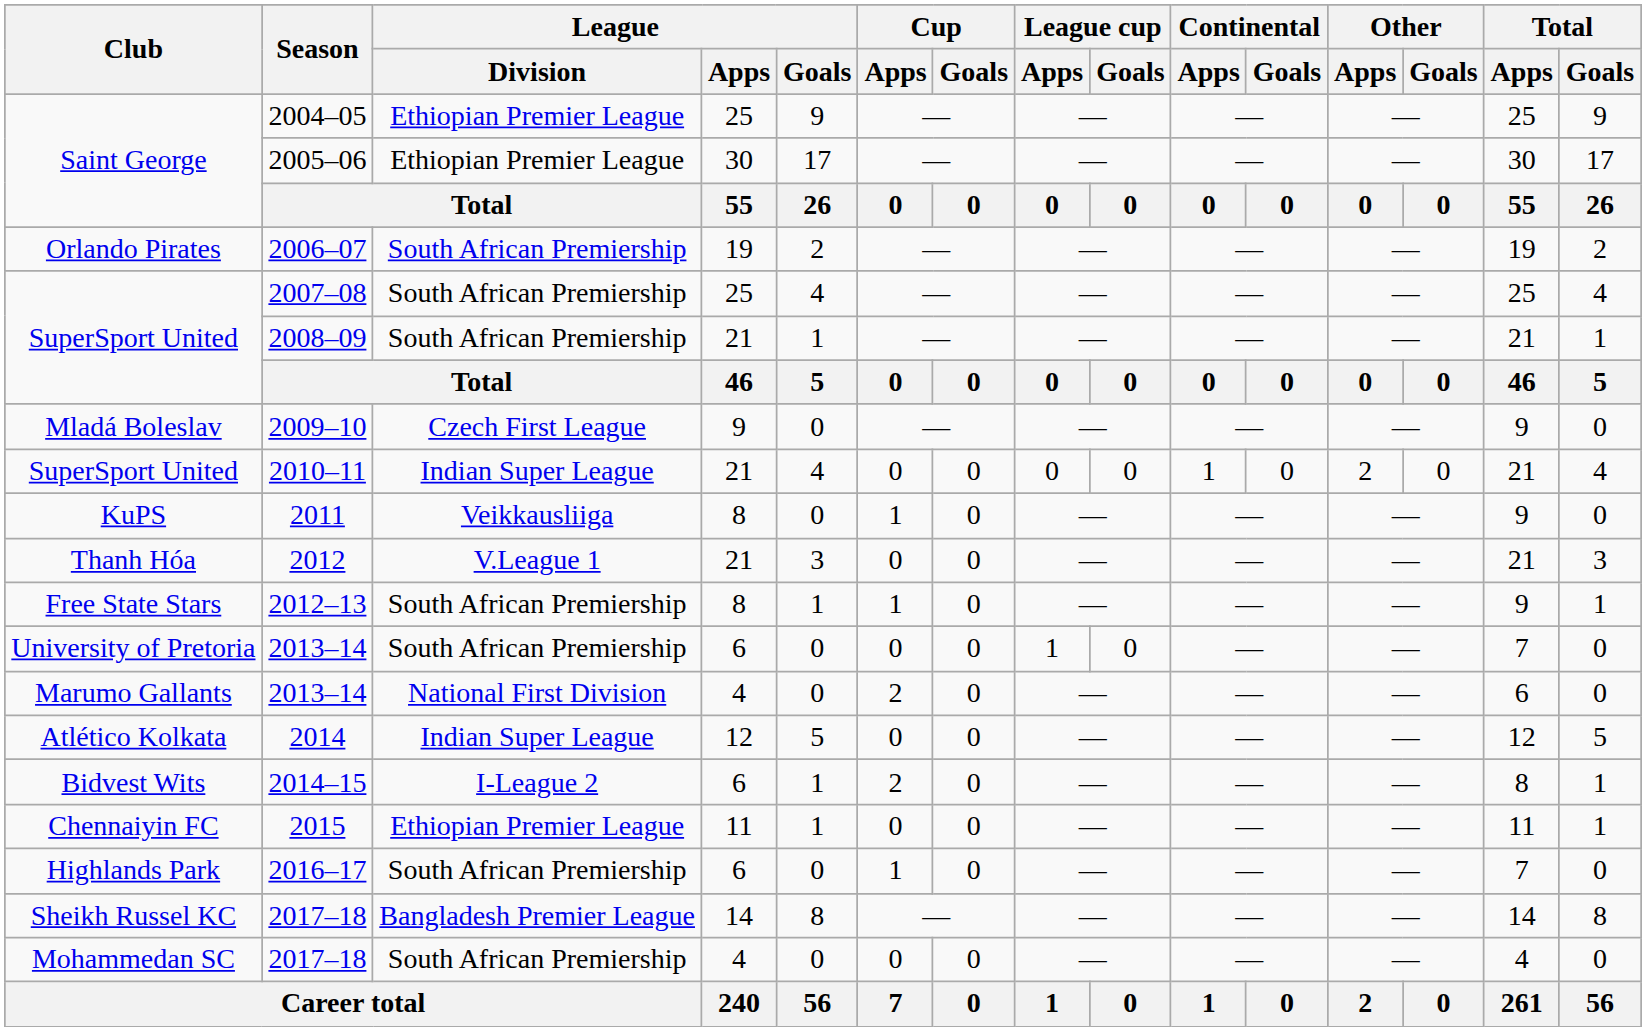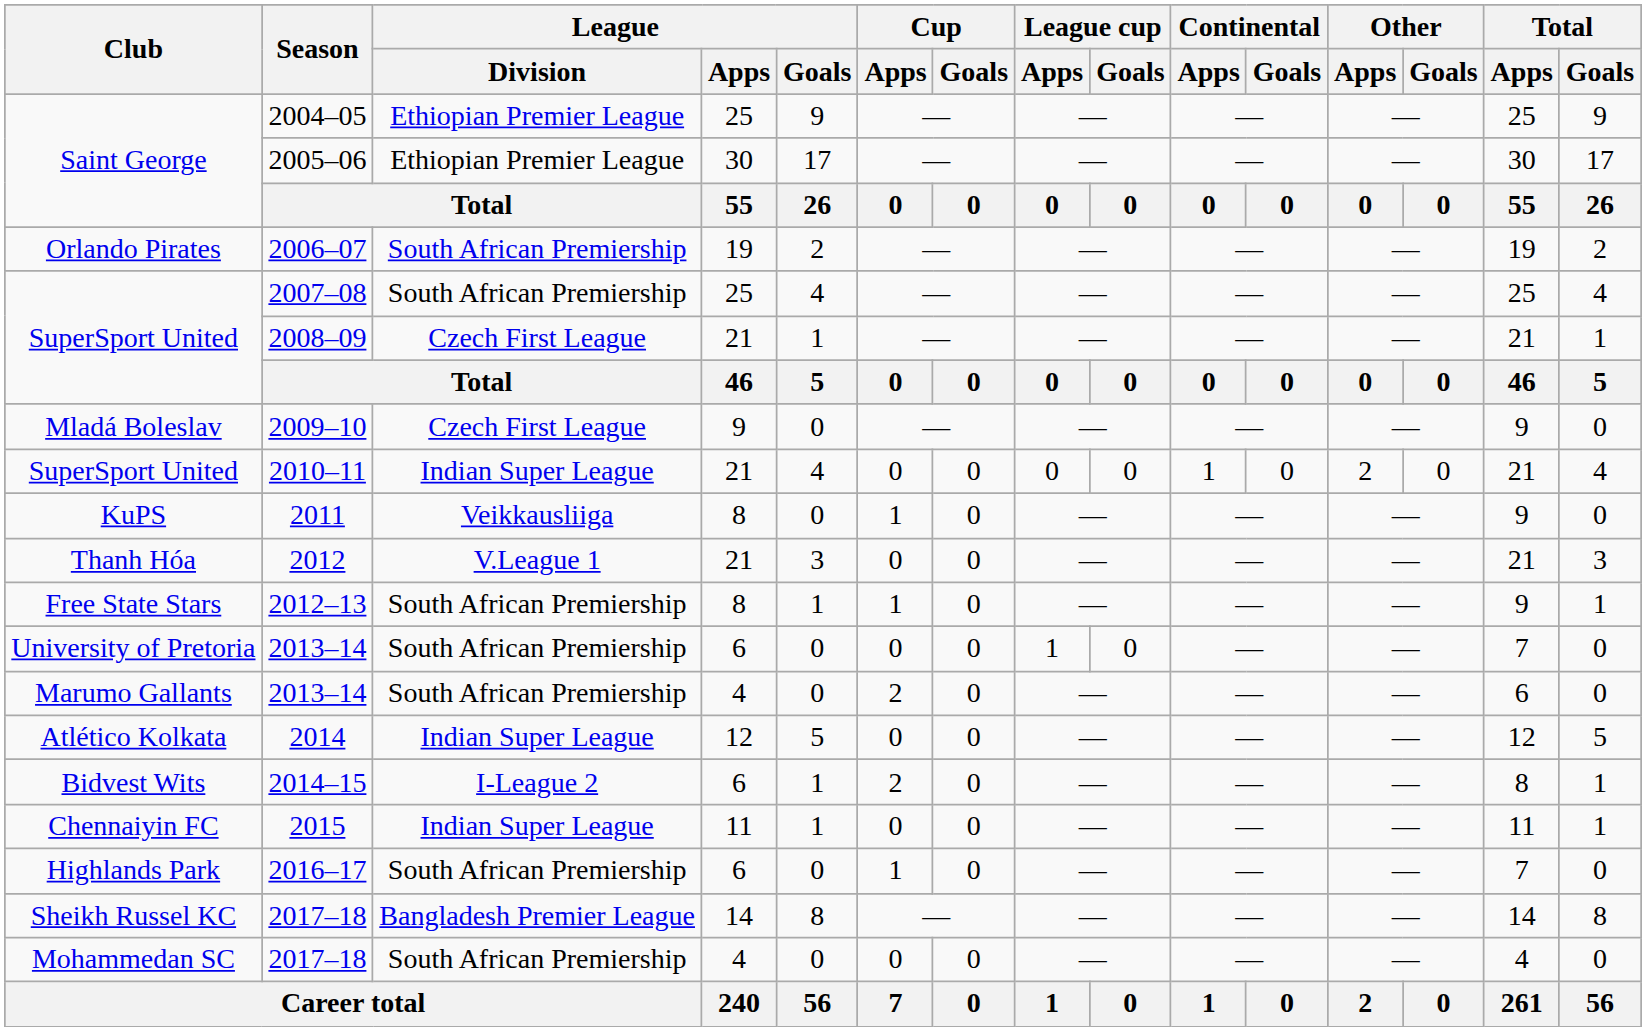(537, 337) South African Premiership -> (537, 337) Czech First League
(537, 692) National First Division -> (537, 692) South African Premiership
(537, 826) Ethiopian Premier League -> (537, 826) Indian Super League
